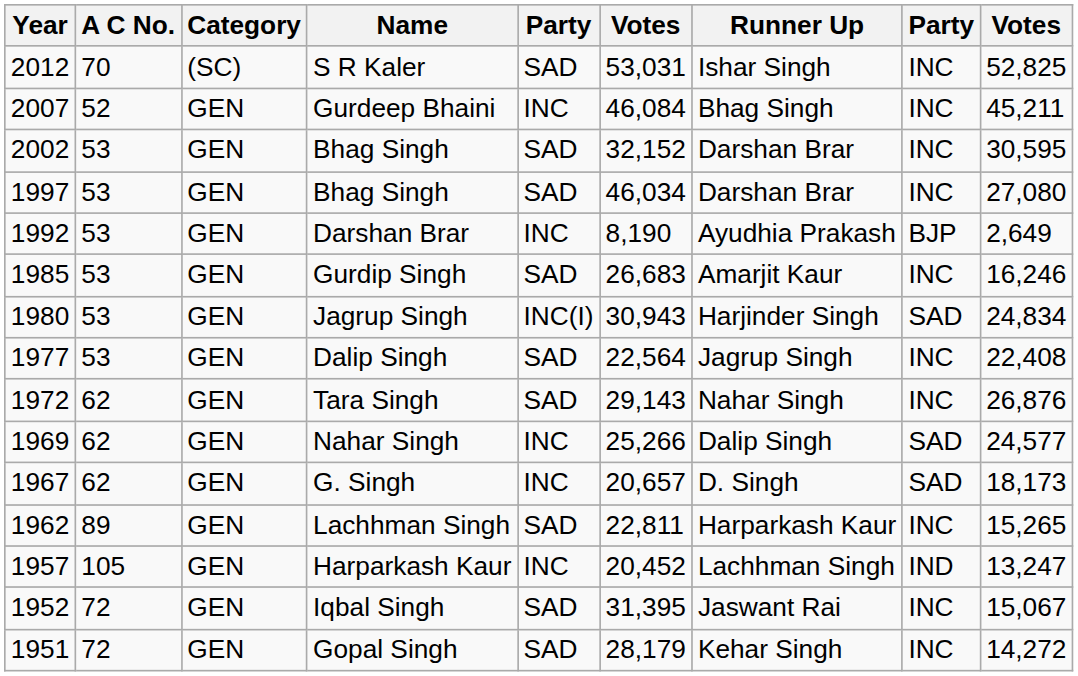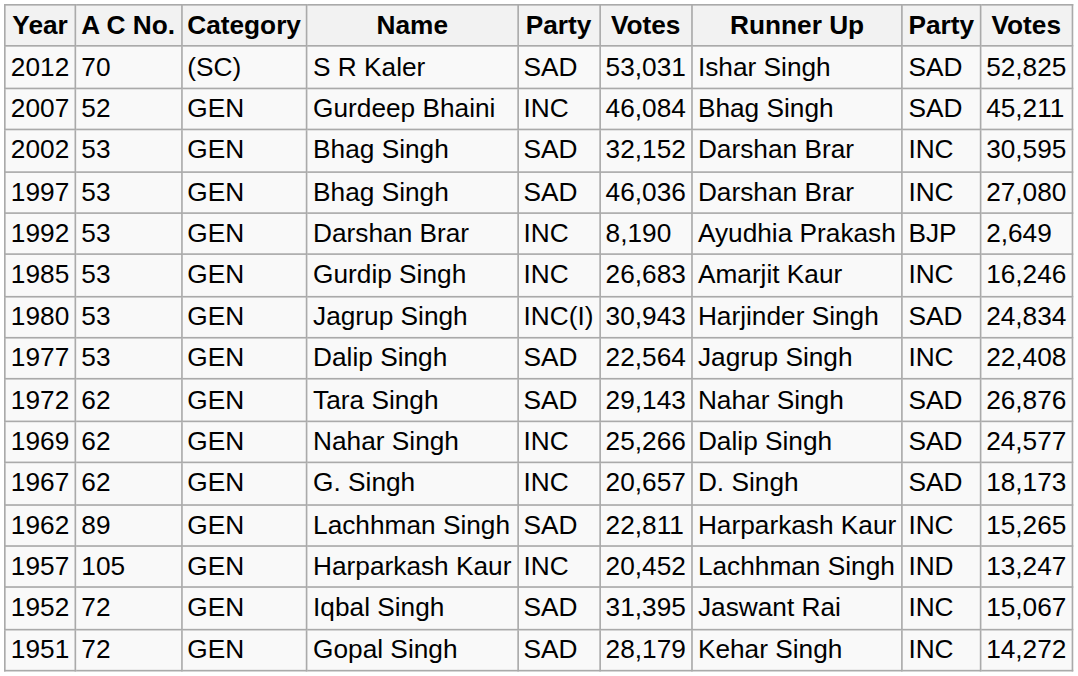(931, 66) INC -> (935, 66) SAD
(931, 108) INC -> (935, 108) SAD
(646, 191) 46,034 -> (646, 191) 46,036
(551, 274) SAD -> (546, 274) INC
(931, 399) INC -> (935, 399) SAD
